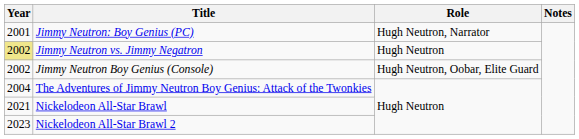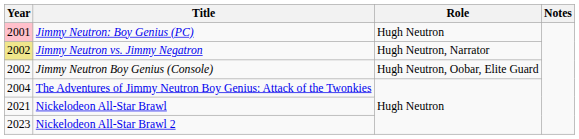(19, 32) no background -> (19, 32) pink background
(433, 32) Hugh Neutron, Narrator -> (410, 32) Hugh Neutron
(410, 50) Hugh Neutron -> (433, 50) Hugh Neutron, Narrator
